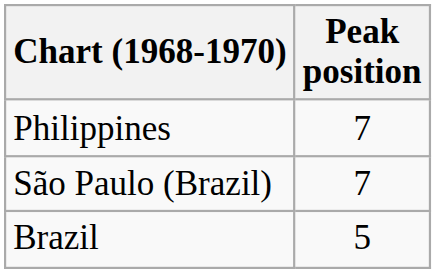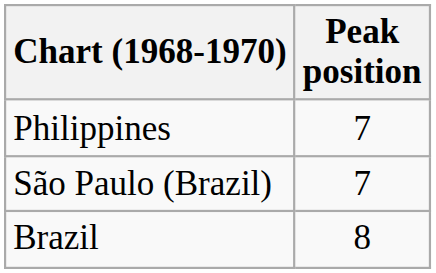(362, 238) 5 -> (362, 238) 8
